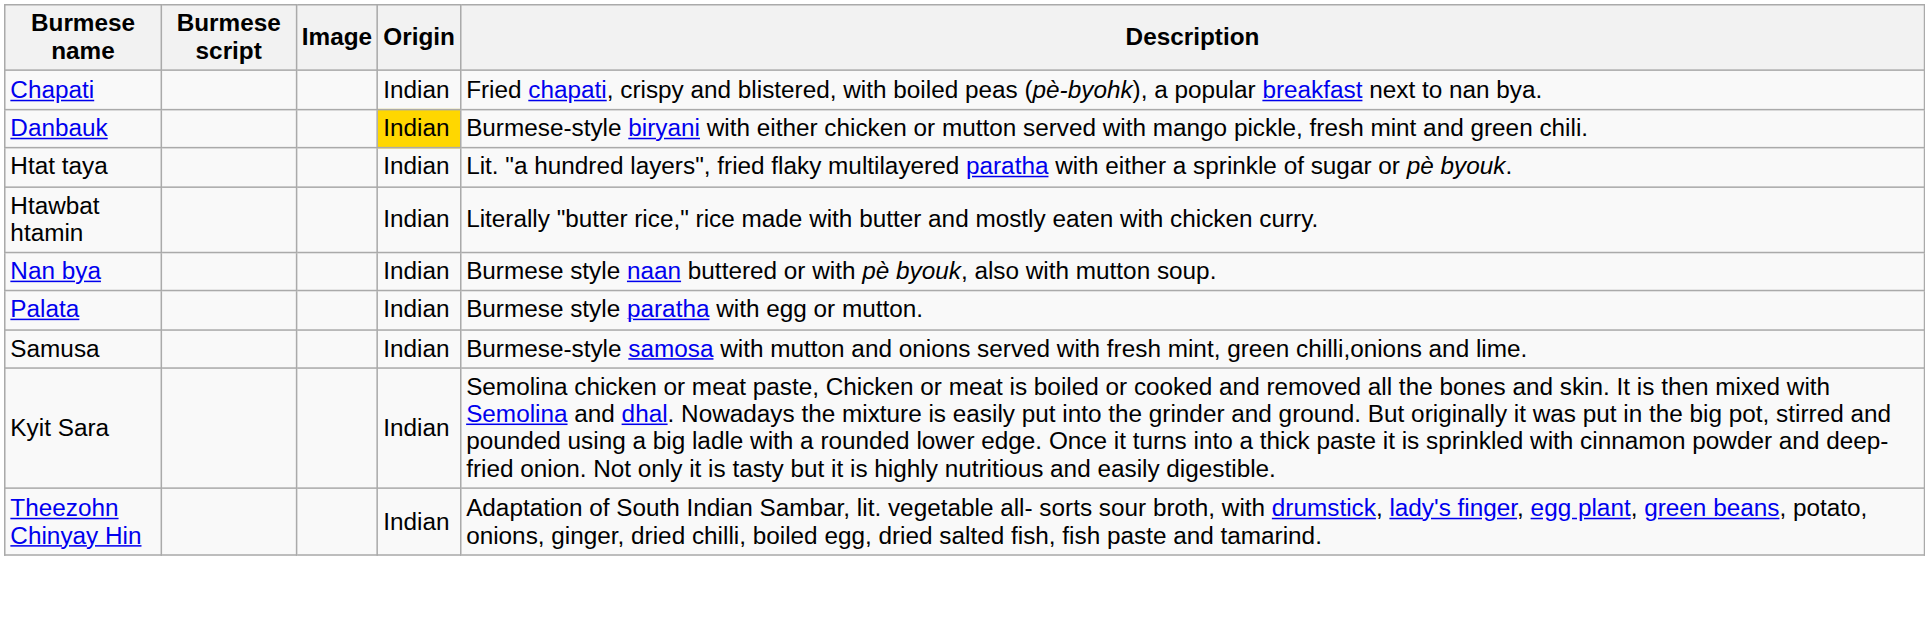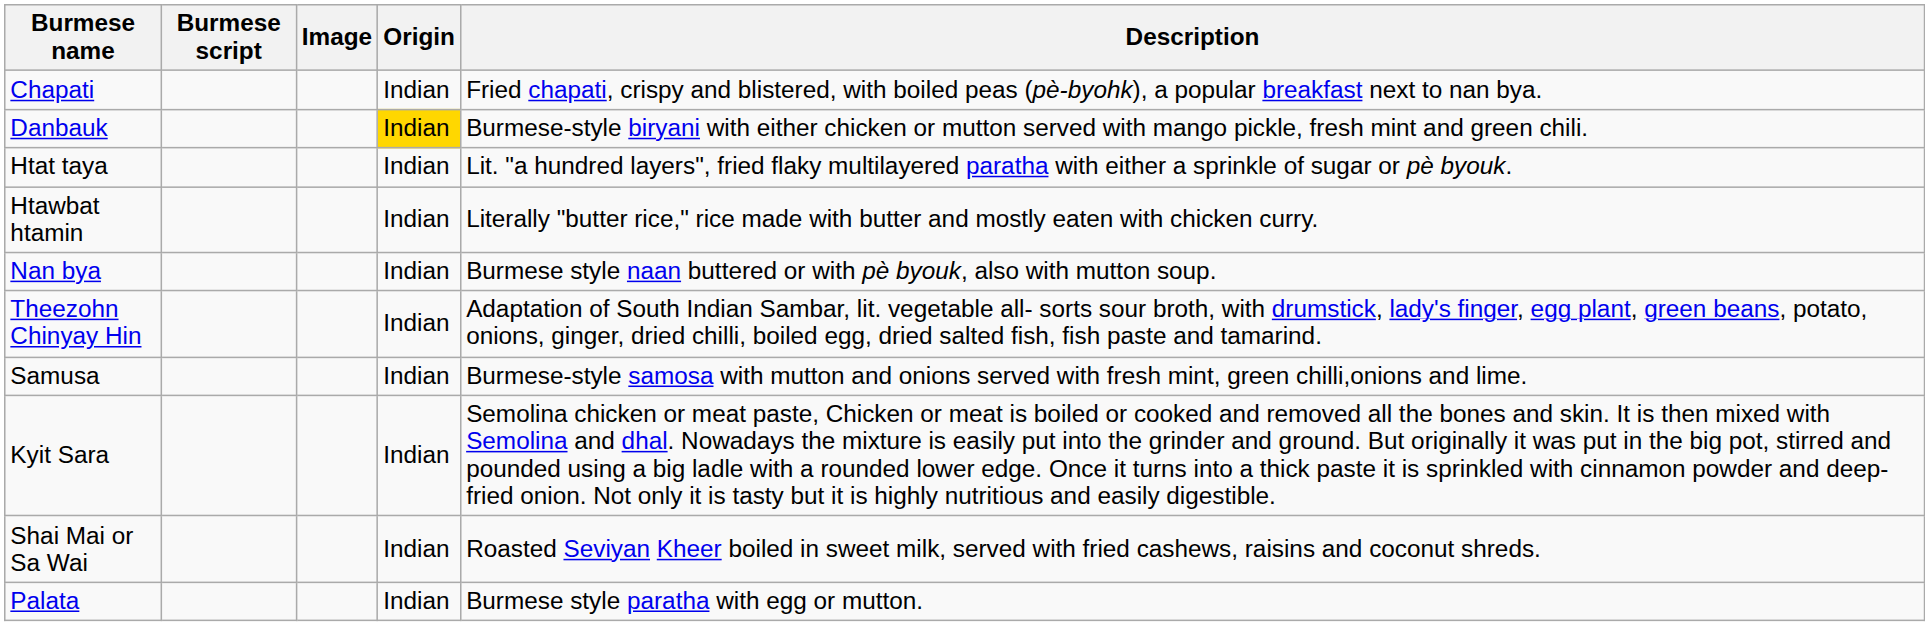rows swapped: (45, 309) <-> (76, 521)
+ row: (72, 548)
